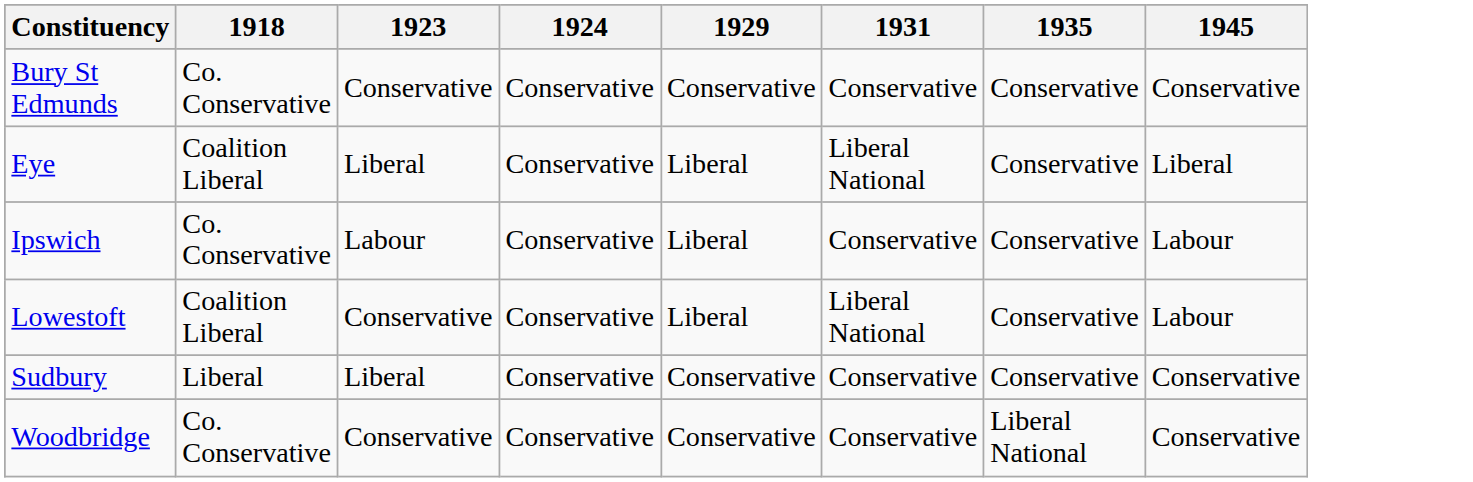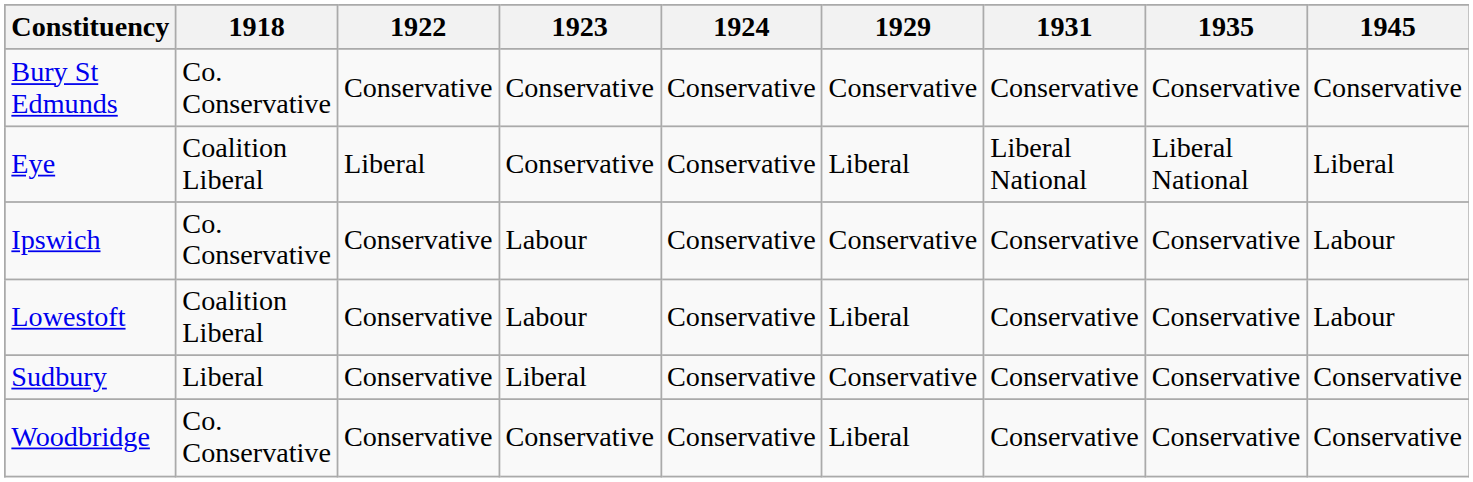+ column: (418, 26)
(385, 163) Liberal -> (580, 163) Conservative
(1064, 163) Conservative -> (1200, 163) Liberal National
(708, 240) Liberal -> (903, 240) Conservative
(418, 316) Conservative -> (546, 316) Labour
(877, 316) Liberal National -> (1064, 316) Conservative
(741, 437) Conservative -> (869, 437) Liberal
(1039, 437) Liberal National -> (1226, 437) Conservative
